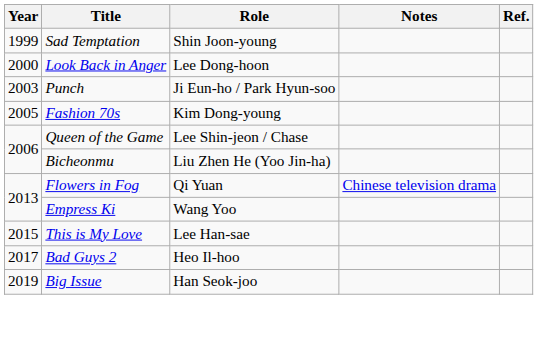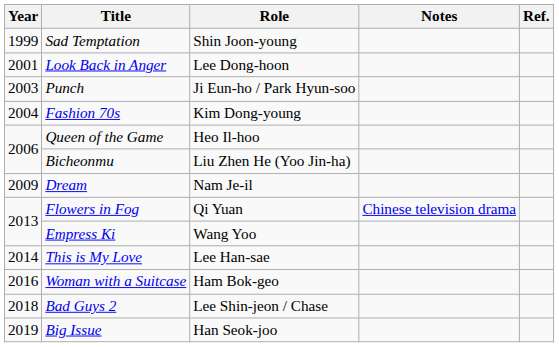(23, 64) 2000 -> (23, 64) 2001
(23, 112) 2005 -> (23, 112) 2004
(241, 137) Lee Shin-jeon / Chase -> (226, 137) Heo Il-hoo
+ row: (66, 185)
(23, 233) 2015 -> (23, 257) 2014
+ row: (116, 281)
(23, 257) 2017 -> (23, 305) 2018
(206, 257) Heo Il-hoo -> (261, 305) Lee Shin-jeon / Chase
